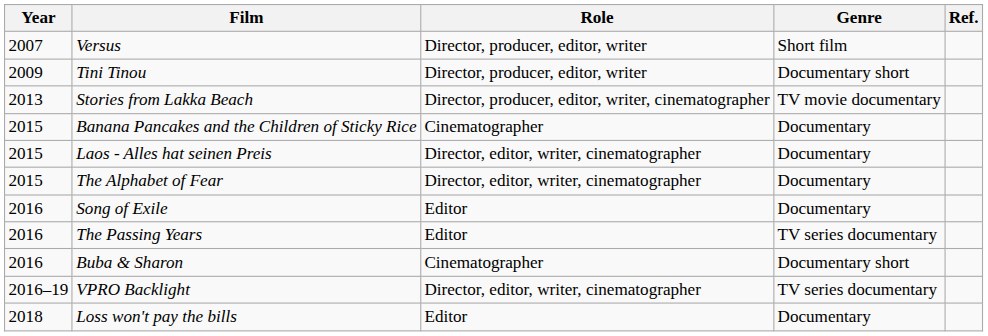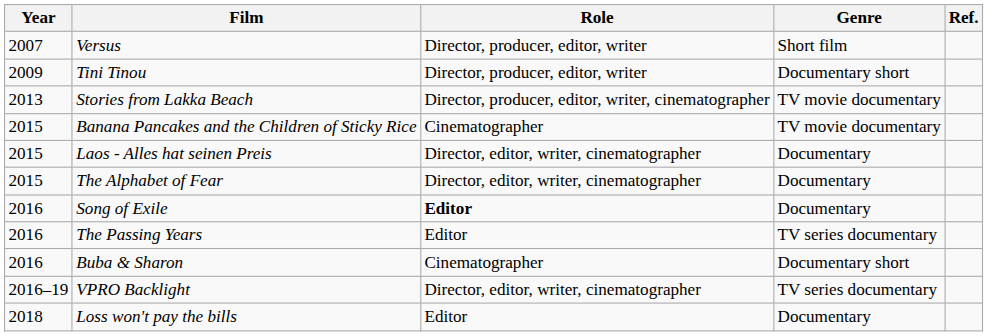(824, 126) Documentary -> (859, 126) TV movie documentary
(446, 208) normal -> (448, 208) bold
